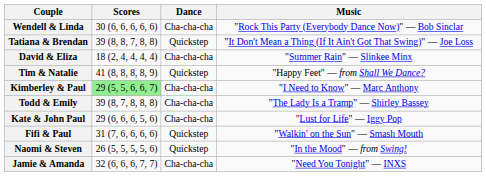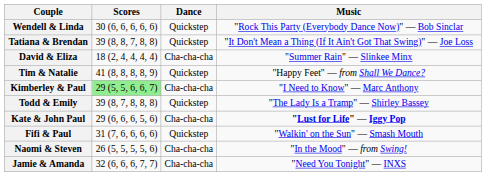(189, 27) Cha-cha-cha -> (189, 27) Quickstep
(189, 103) Cha-cha-cha -> (189, 103) Quickstep
(349, 118) normal -> (349, 118) bold
(189, 149) Quickstep -> (189, 149) Cha-cha-cha
